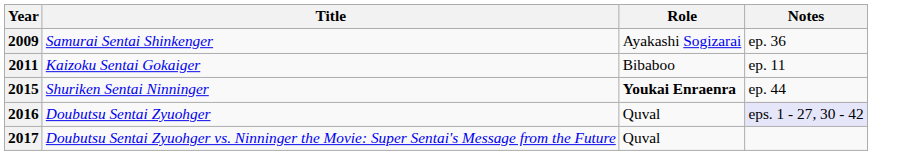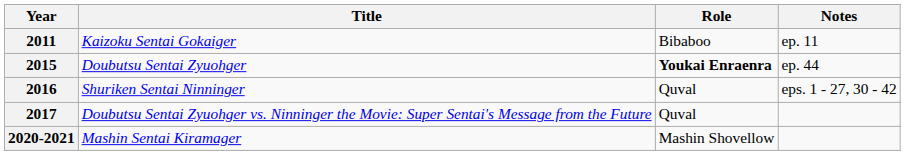- row: (23, 41)
(127, 89) Shuriken Sentai Ninninger -> (164, 65) Doubutsu Sentai Zyuohger
(128, 114) Doubutsu Sentai Zyuohger -> (163, 89) Shuriken Sentai Ninninger
(806, 114) lavender background -> (839, 89) no background
+ row: (41, 138)
